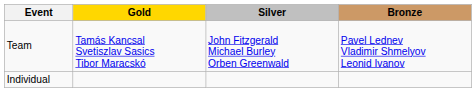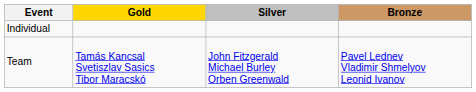rows swapped: (28, 79) <-> (19, 46)
